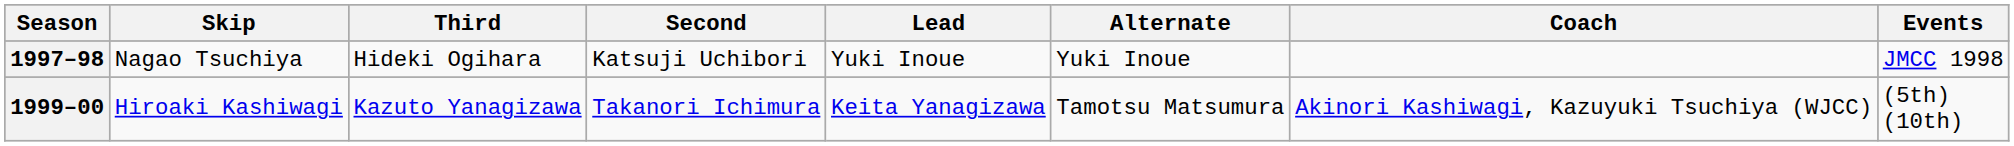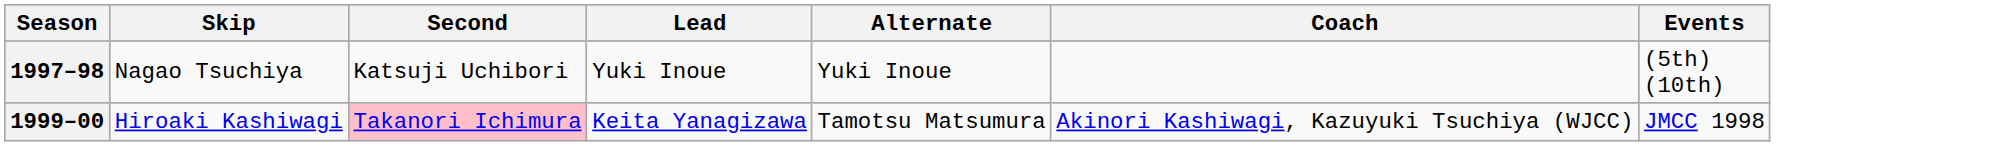- column: (468, 23)
(1943, 60) JMCC 1998 -> (1684, 72) (5th) (10th)
(706, 109) no background -> (468, 122) pink background
(1923, 109) (5th) (10th) -> (1704, 122) JMCC 1998
